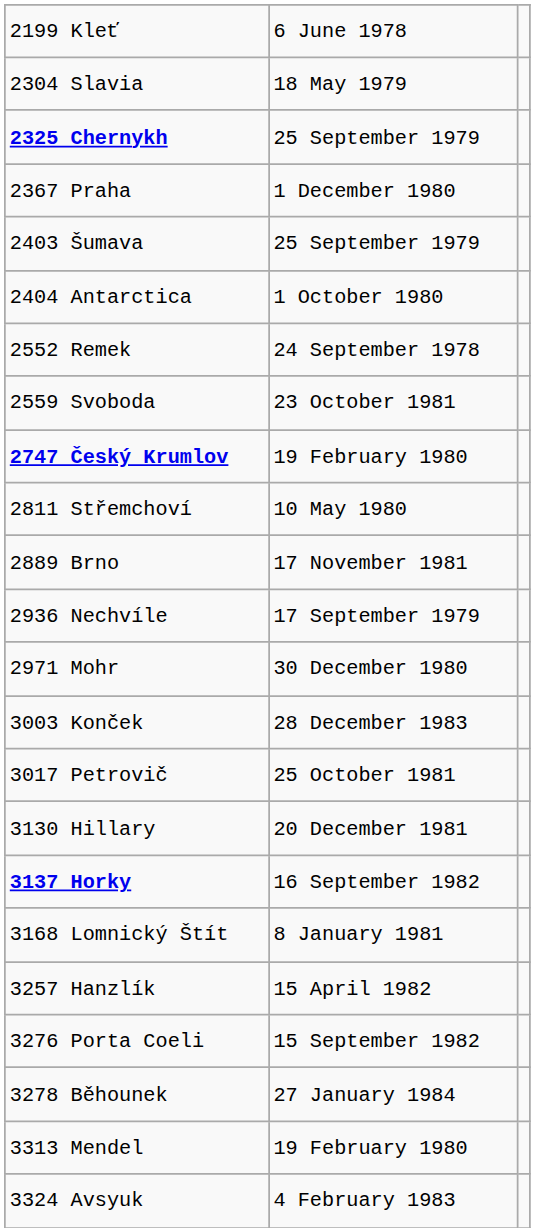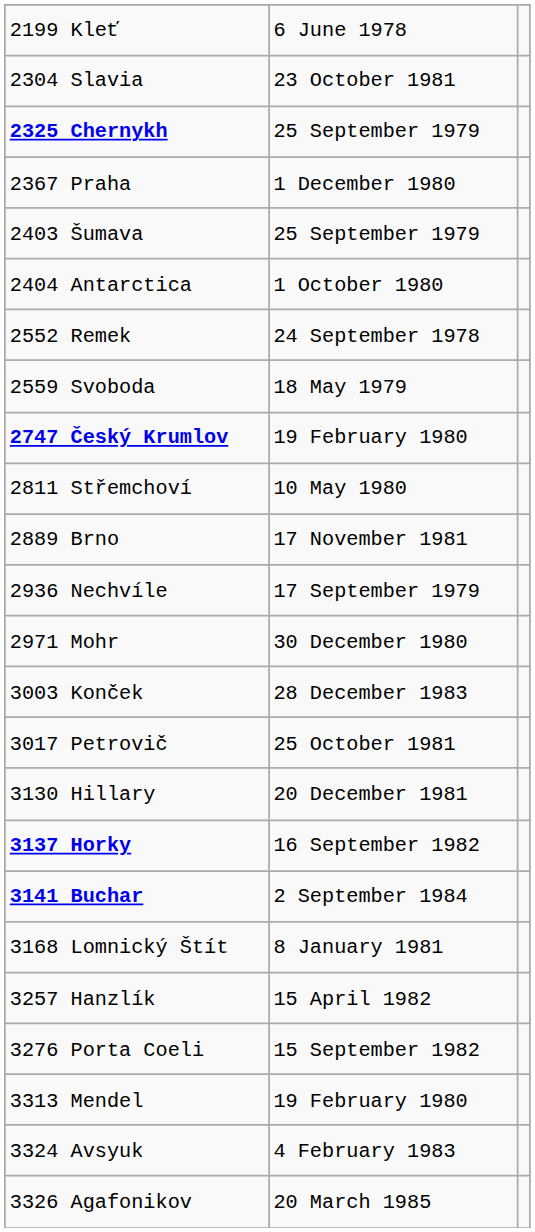(340, 84) 18 May 1979 -> (365, 81) 23 October 1981
(365, 403) 23 October 1981 -> (340, 386) 18 May 1979
+ row: (77, 896)
- row: (89, 1094)
+ row: (101, 1202)
